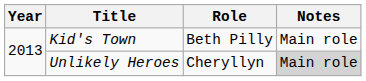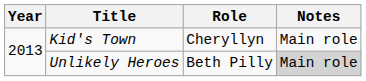(230, 40) Beth Pilly -> (225, 40) Cheryllyn
(225, 63) Cheryllyn -> (230, 63) Beth Pilly
